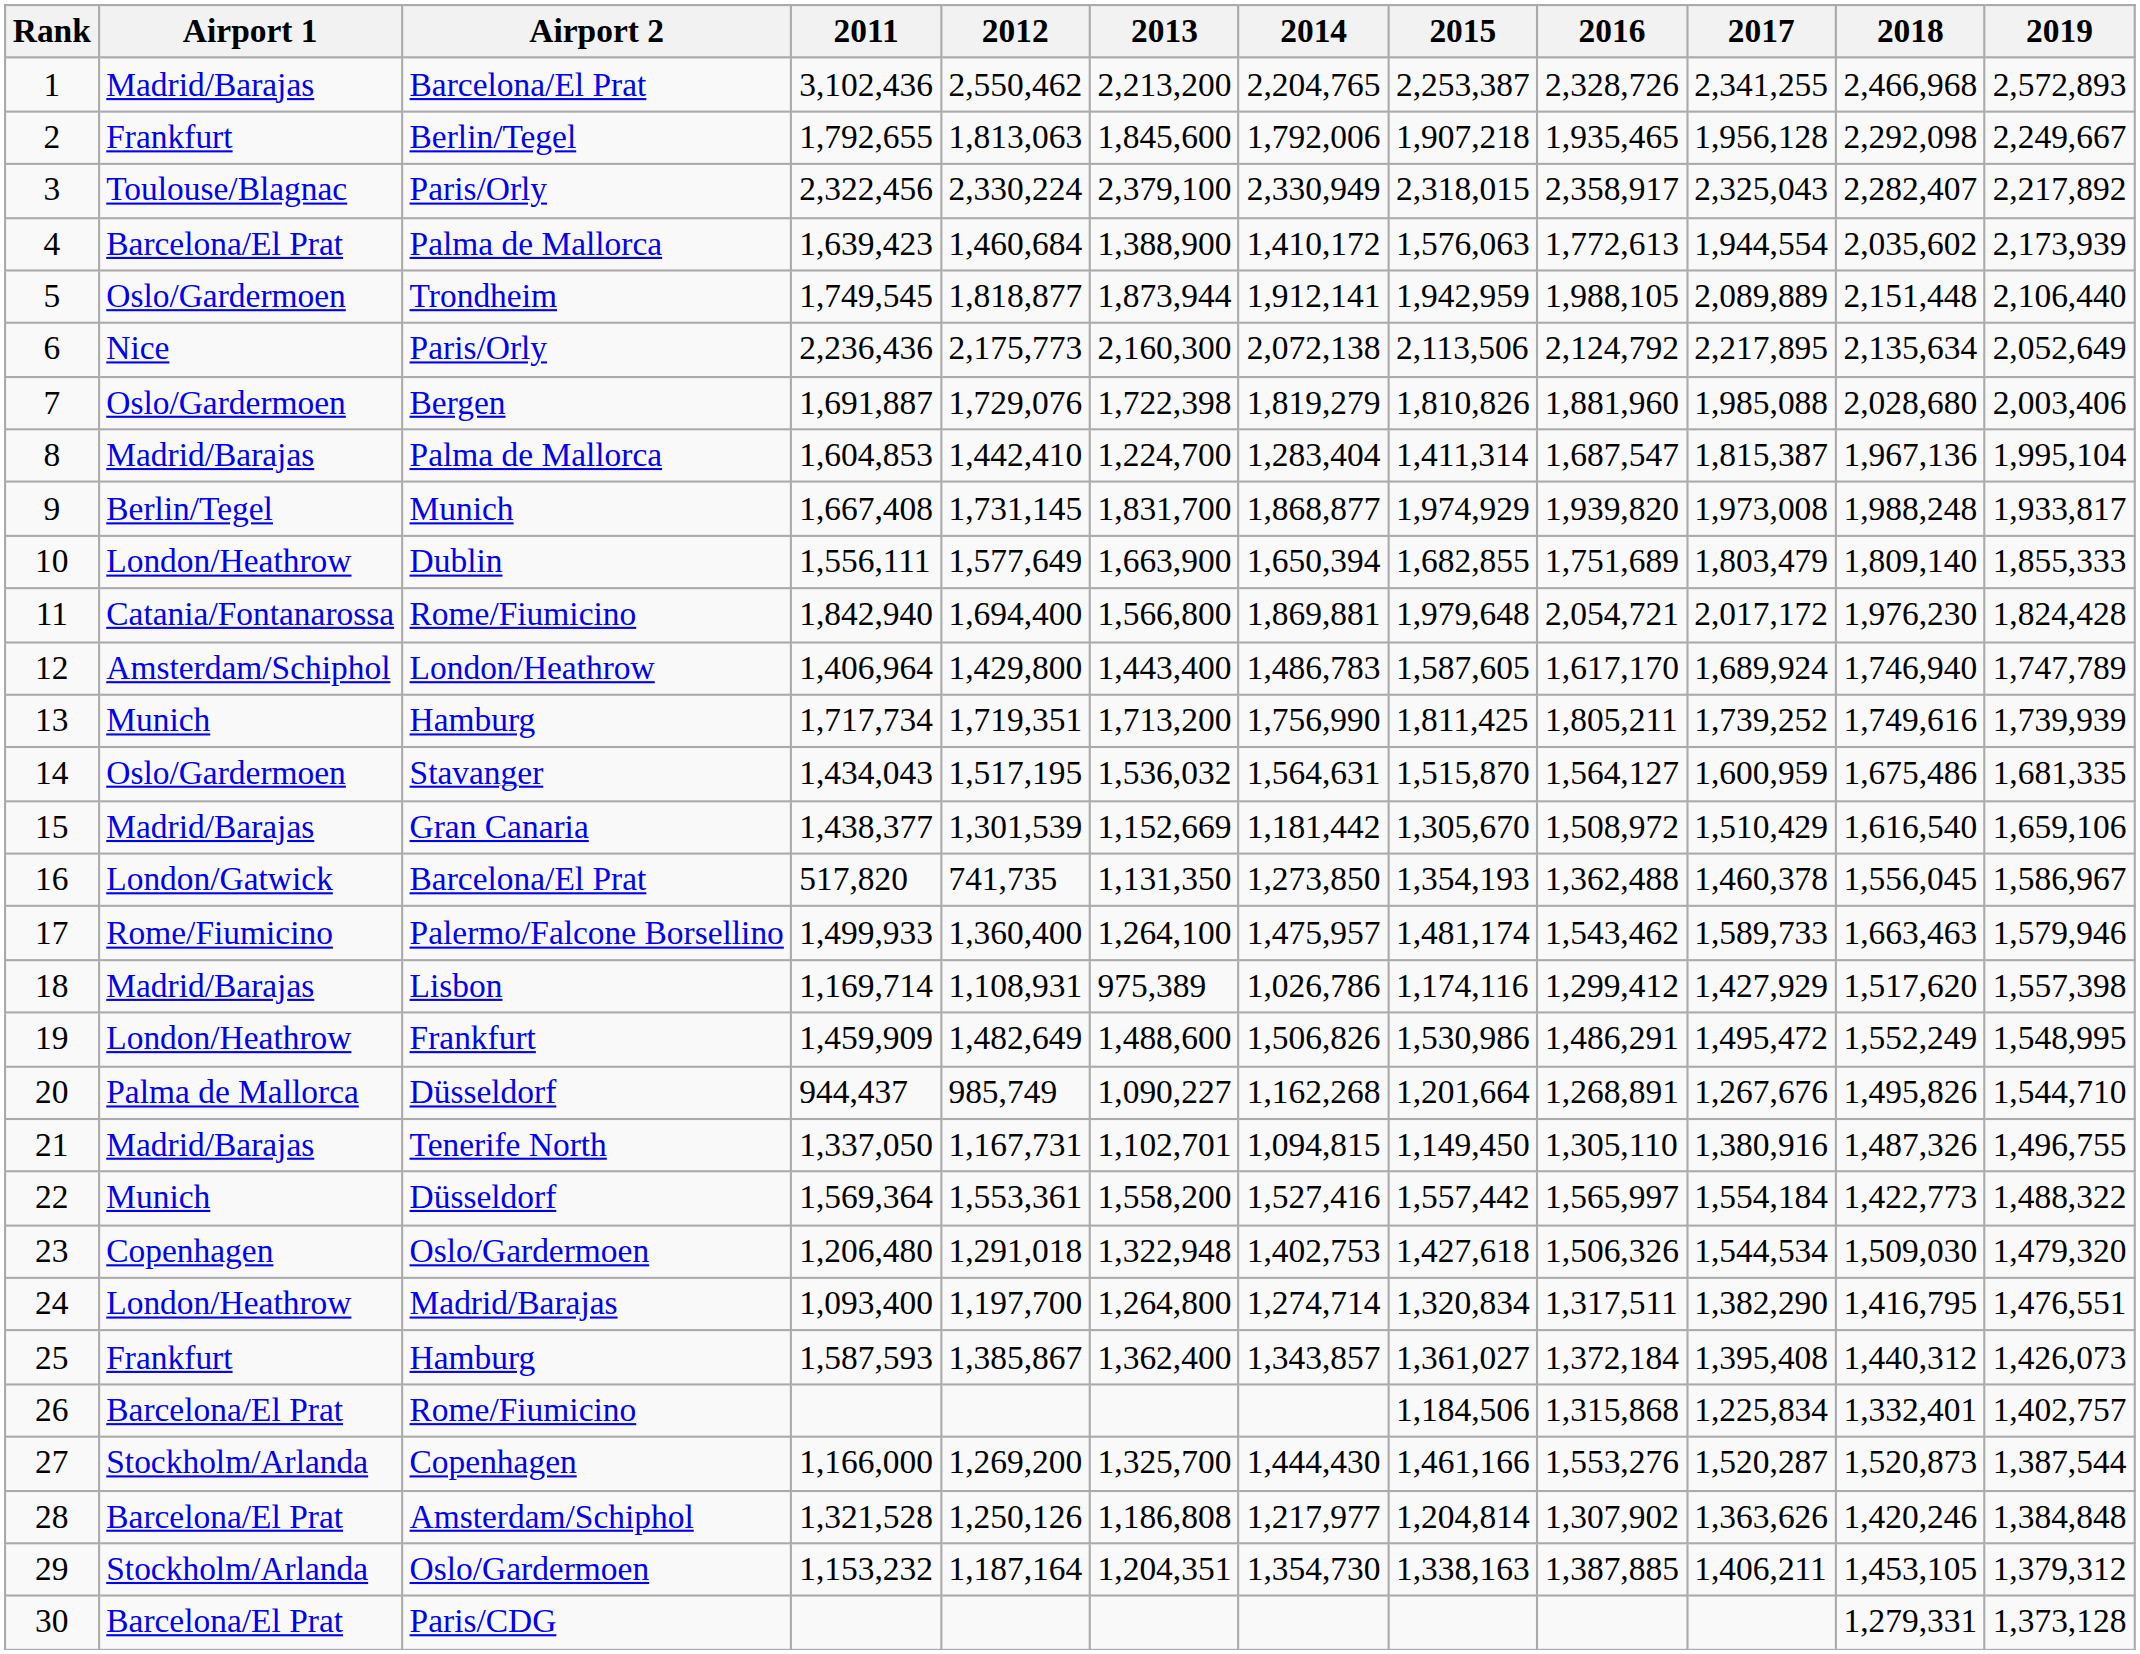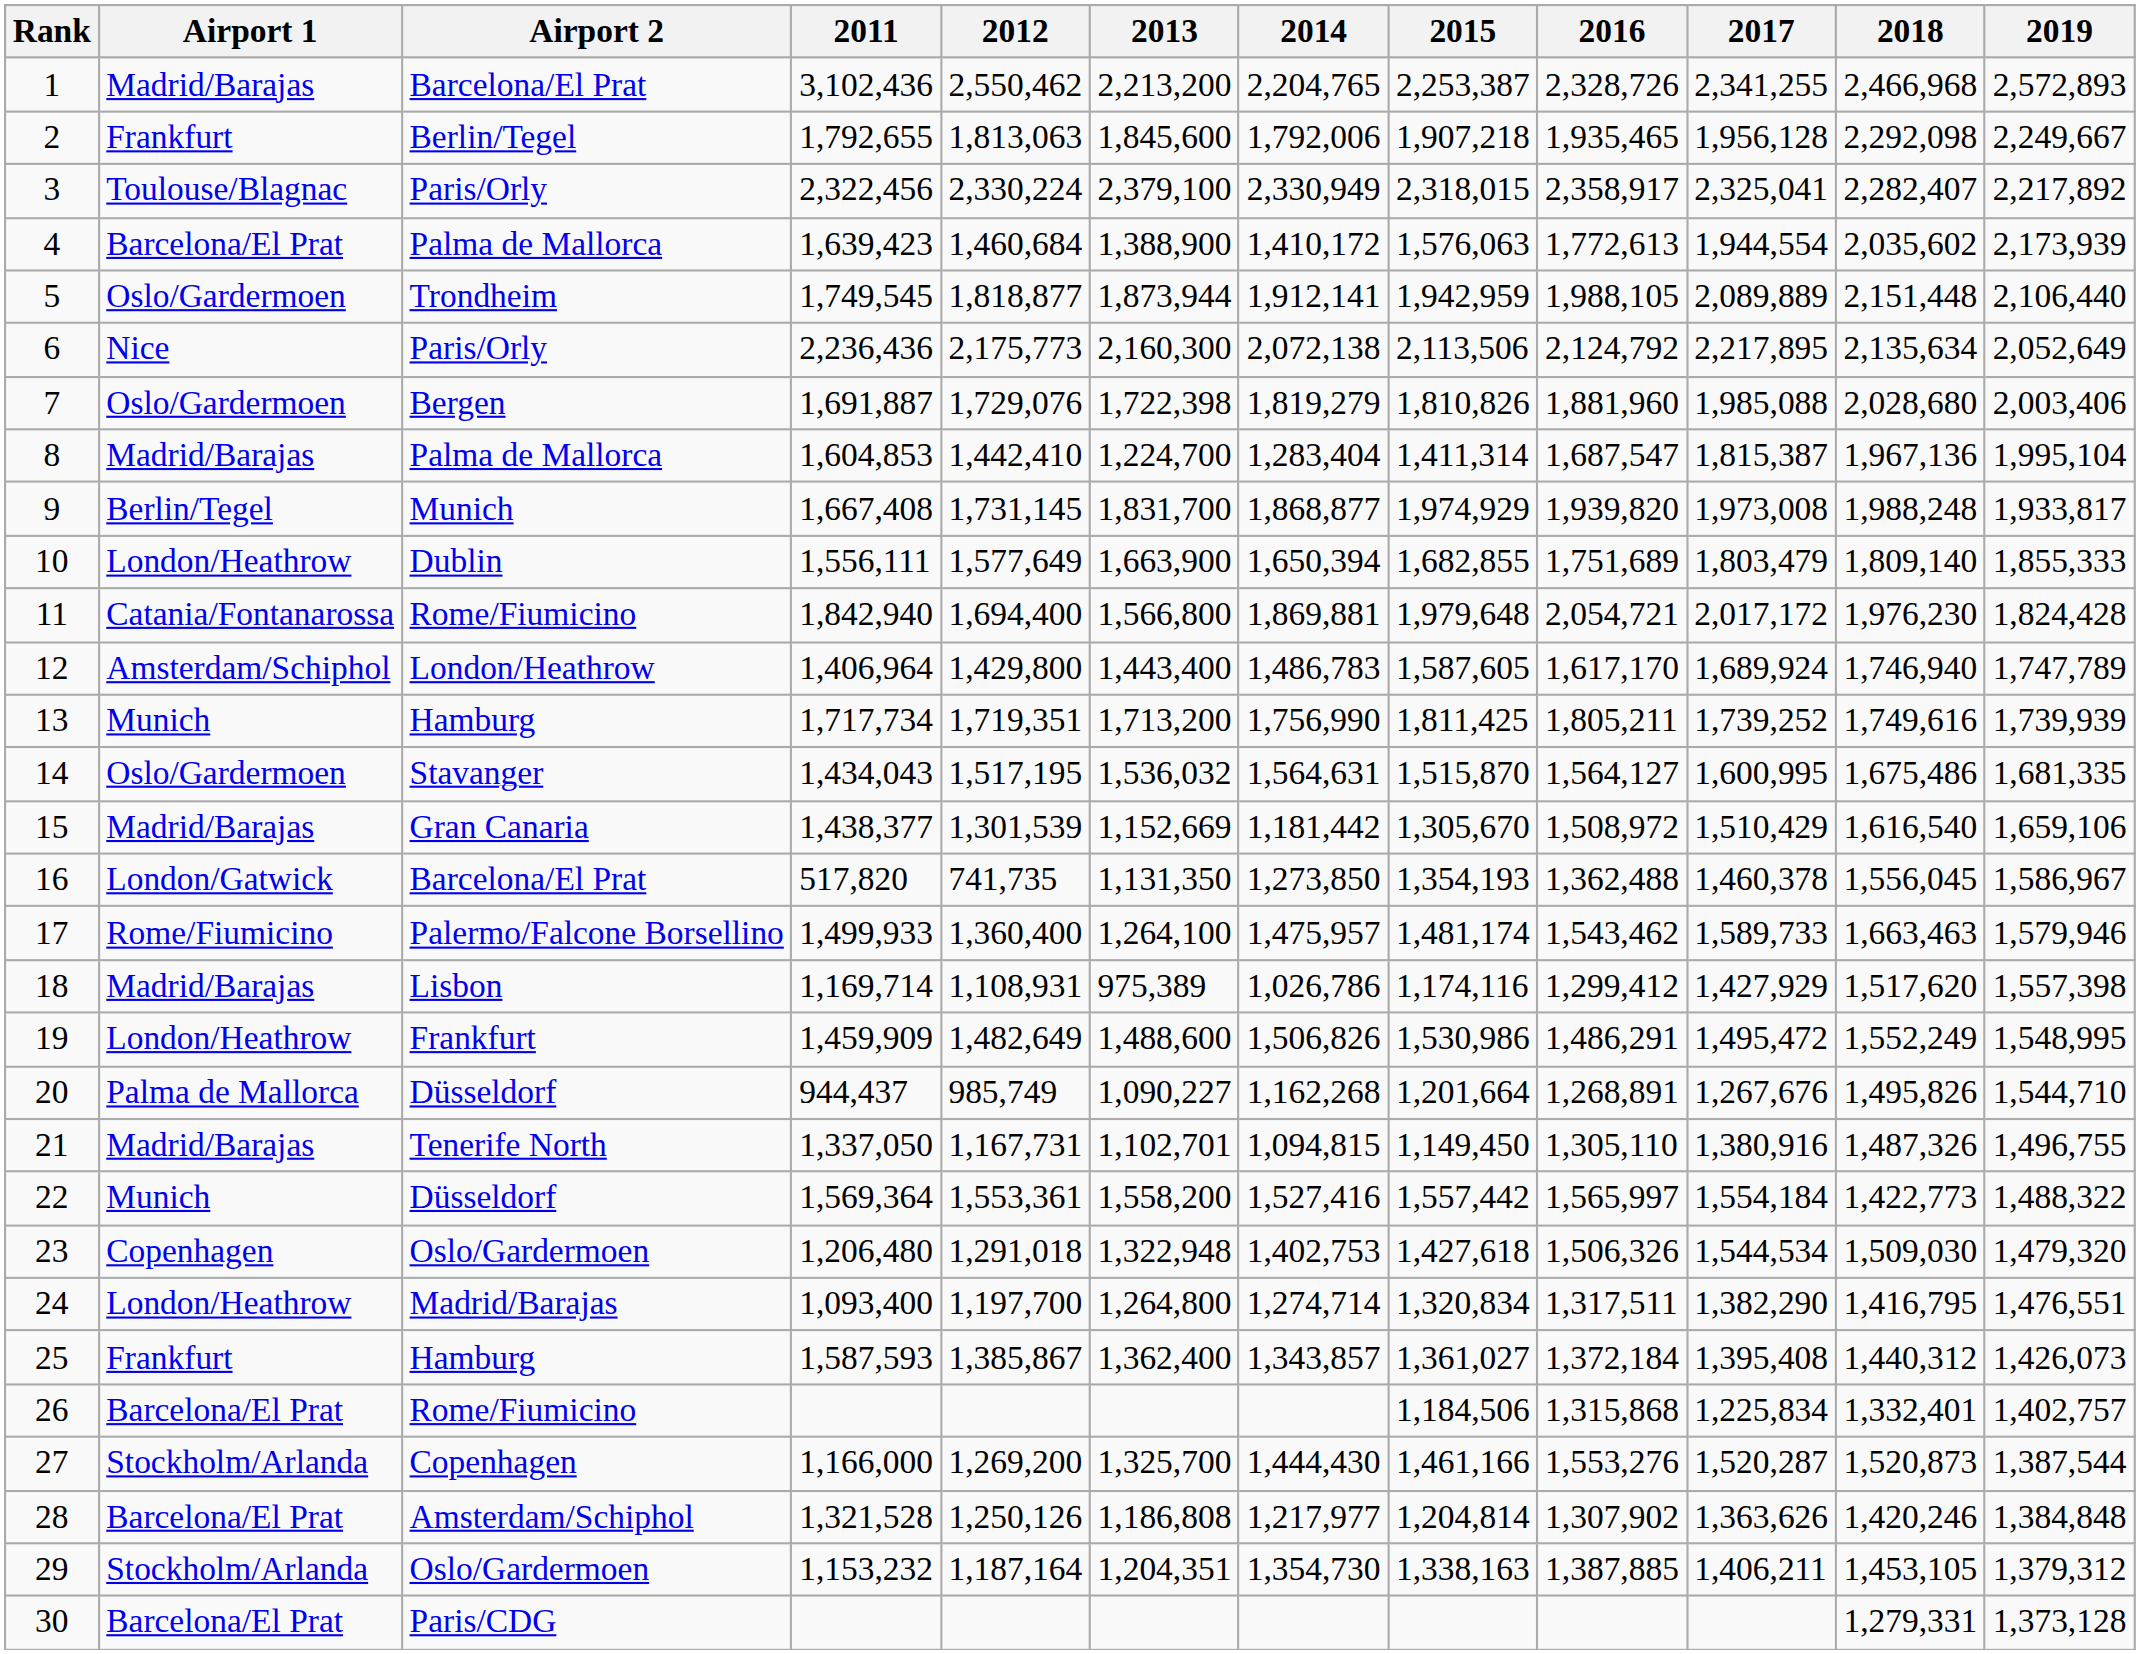(1761, 190) 2,325,043 -> (1761, 190) 2,325,041
(1761, 773) 1,600,959 -> (1761, 773) 1,600,995
